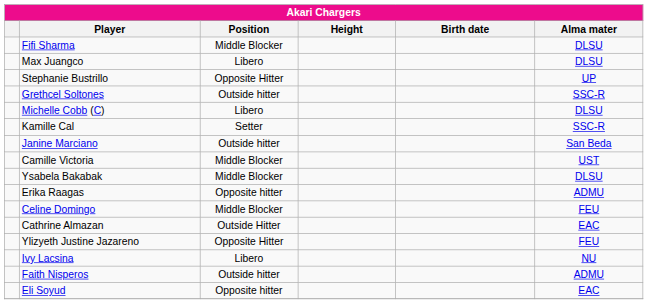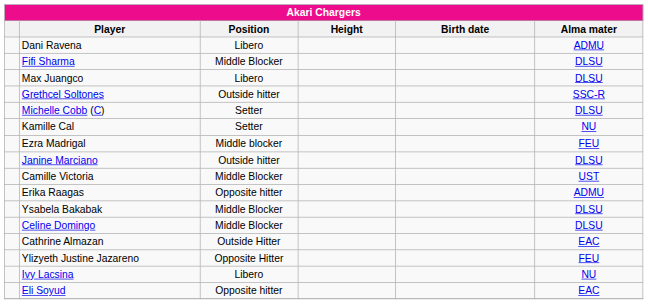+ row: (52, 45)
- row: (65, 78)
(249, 111) Libero -> (249, 111) Setter
(589, 127) SSC-R -> (589, 127) NU
+ row: (54, 144)
(589, 144) San Beda -> (589, 160) DLSU
rows swapped: (53, 193) <-> (62, 176)
(589, 209) FEU -> (589, 225) DLSU
- row: (55, 275)
